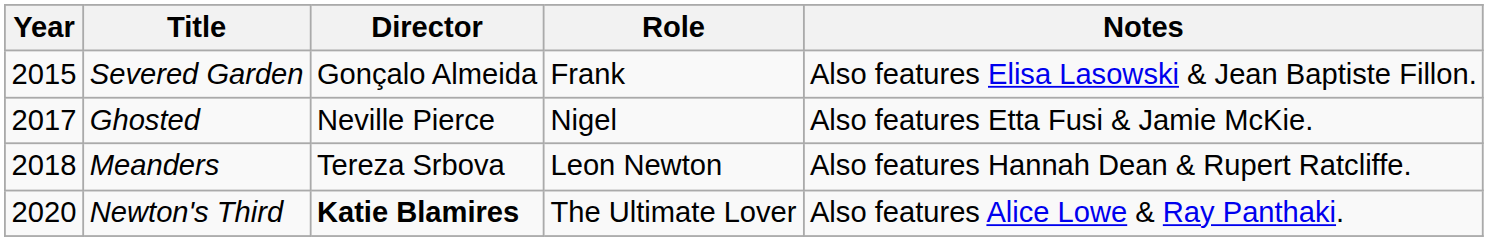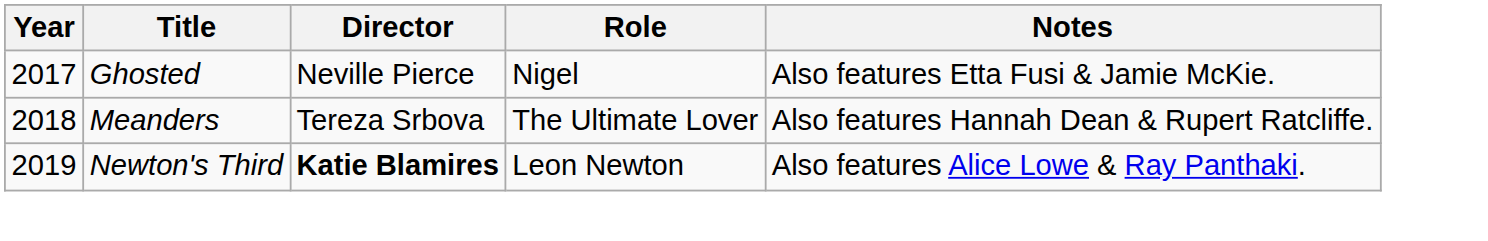- row: (197, 73)
(636, 166) Leon Newton -> (635, 119) The Ultimate Lover
(44, 212) 2020 -> (44, 166) 2019
(674, 212) The Ultimate Lover -> (598, 166) Leon Newton
